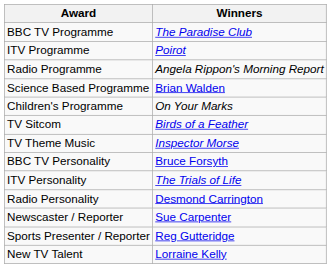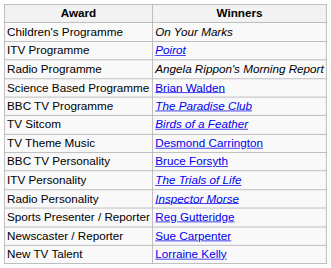rows swapped: (60, 32) <-> (65, 106)
(197, 143) Inspector Morse -> (209, 143) Desmond Carrington
(209, 198) Desmond Carrington -> (197, 198) Inspector Morse
rows swapped: (65, 217) <-> (78, 236)
